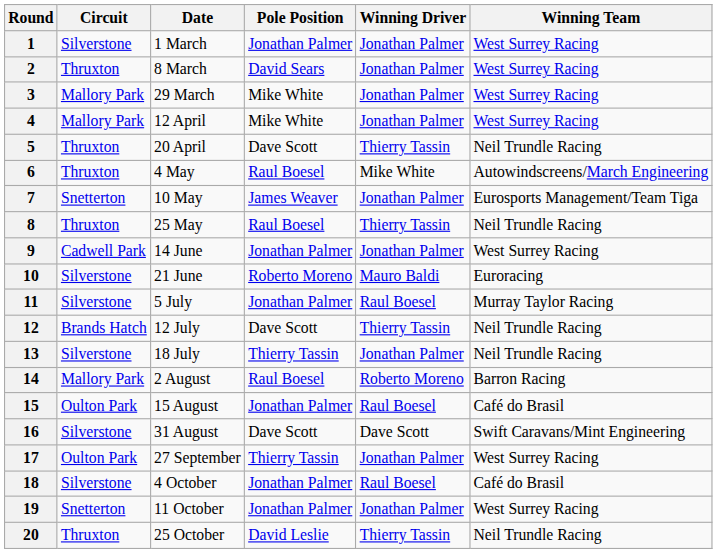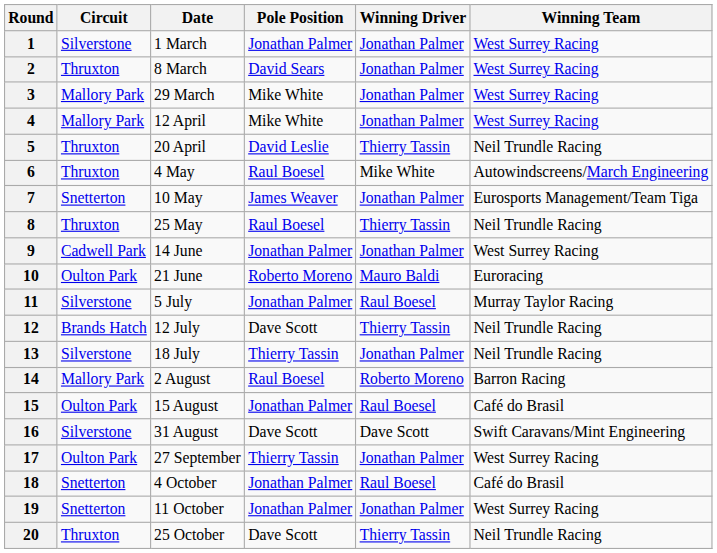(283, 147) Dave Scott -> (288, 147) David Leslie
(96, 276) Silverstone -> (99, 276) Oulton Park
(96, 483) Silverstone -> (93, 483) Snetterton
(288, 535) David Leslie -> (283, 535) Dave Scott
